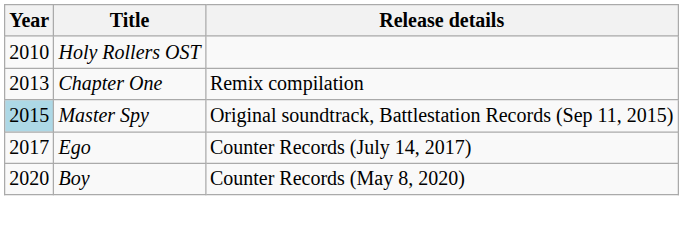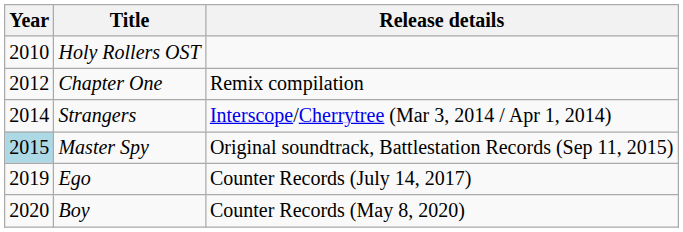(29, 83) 2013 -> (29, 83) 2012
+ row: (97, 115)
(29, 147) 2017 -> (29, 178) 2019
